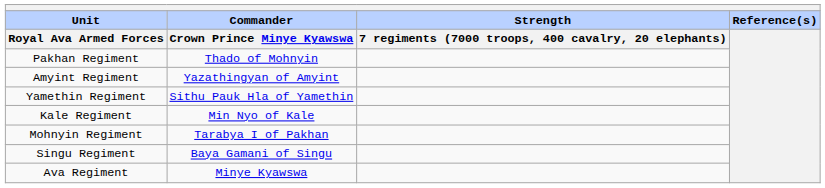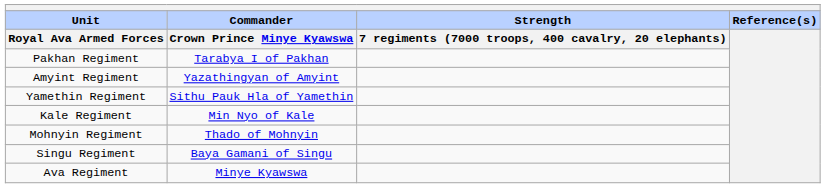(261, 58) Thado of Mohnyin -> (261, 58) Tarabya I of Pakhan
(261, 135) Tarabya I of Pakhan -> (261, 135) Thado of Mohnyin
